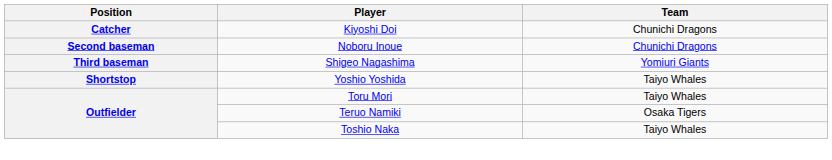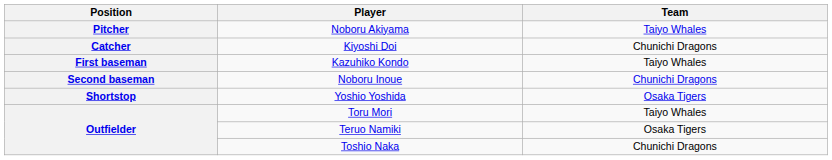+ row: (370, 29)
+ row: (370, 63)
- row: (370, 63)
(675, 79) Taiyo Whales -> (675, 96) Osaka Tigers
(675, 130) Taiyo Whales -> (675, 146) Chunichi Dragons
